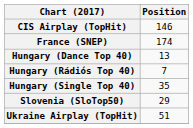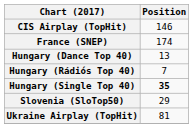(164, 86) normal -> (164, 86) bold
(164, 116) 51 -> (164, 116) 81
